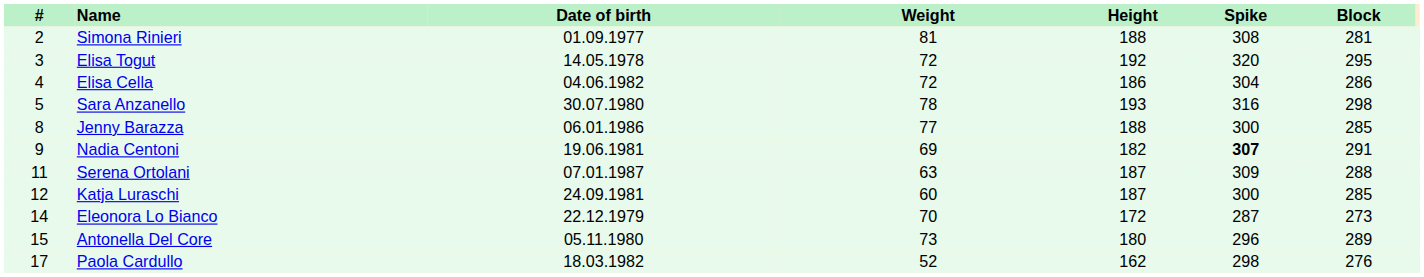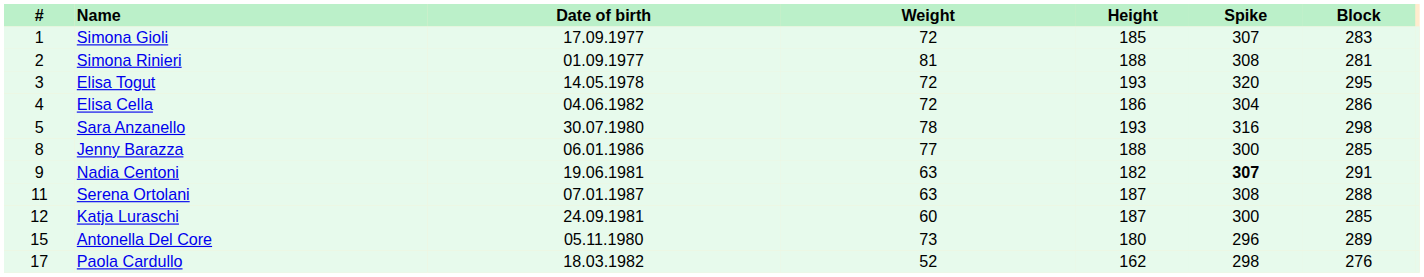+ row: (122, 38)
(1133, 60) 192 -> (1133, 82) 193
(928, 150) 69 -> (928, 172) 63
(1246, 172) 309 -> (1246, 194) 308
- row: (147, 217)
